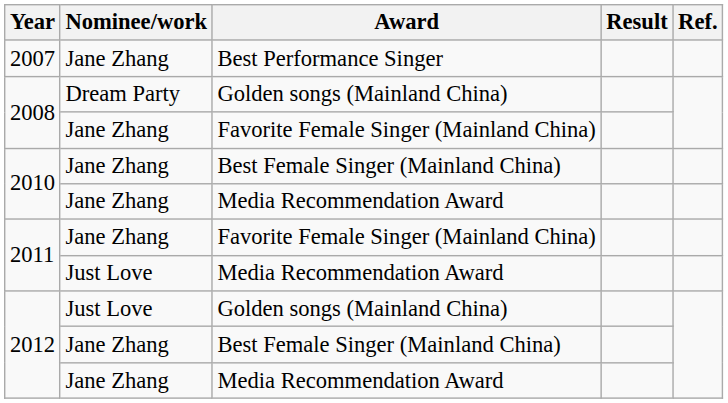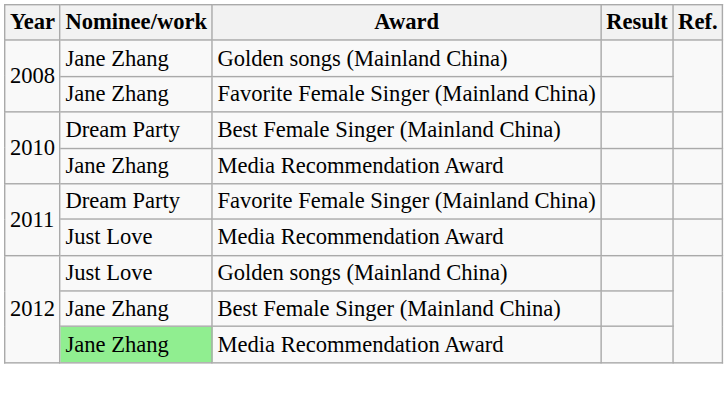- row: (32, 58)
(123, 93) Dream Party -> (117, 58) Jane Zhang
(117, 165) Jane Zhang -> (123, 129) Dream Party
(117, 237) Jane Zhang -> (123, 201) Dream Party
(117, 380) no background -> (117, 344) lightgreen background
